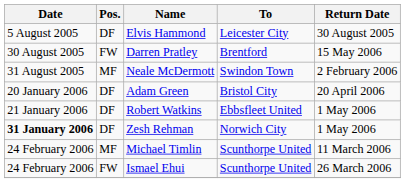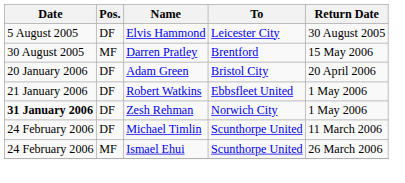(108, 52) FW -> (108, 52) MF
- row: (170, 71)
(108, 149) MF -> (107, 129) DF
(108, 168) FW -> (108, 149) MF
